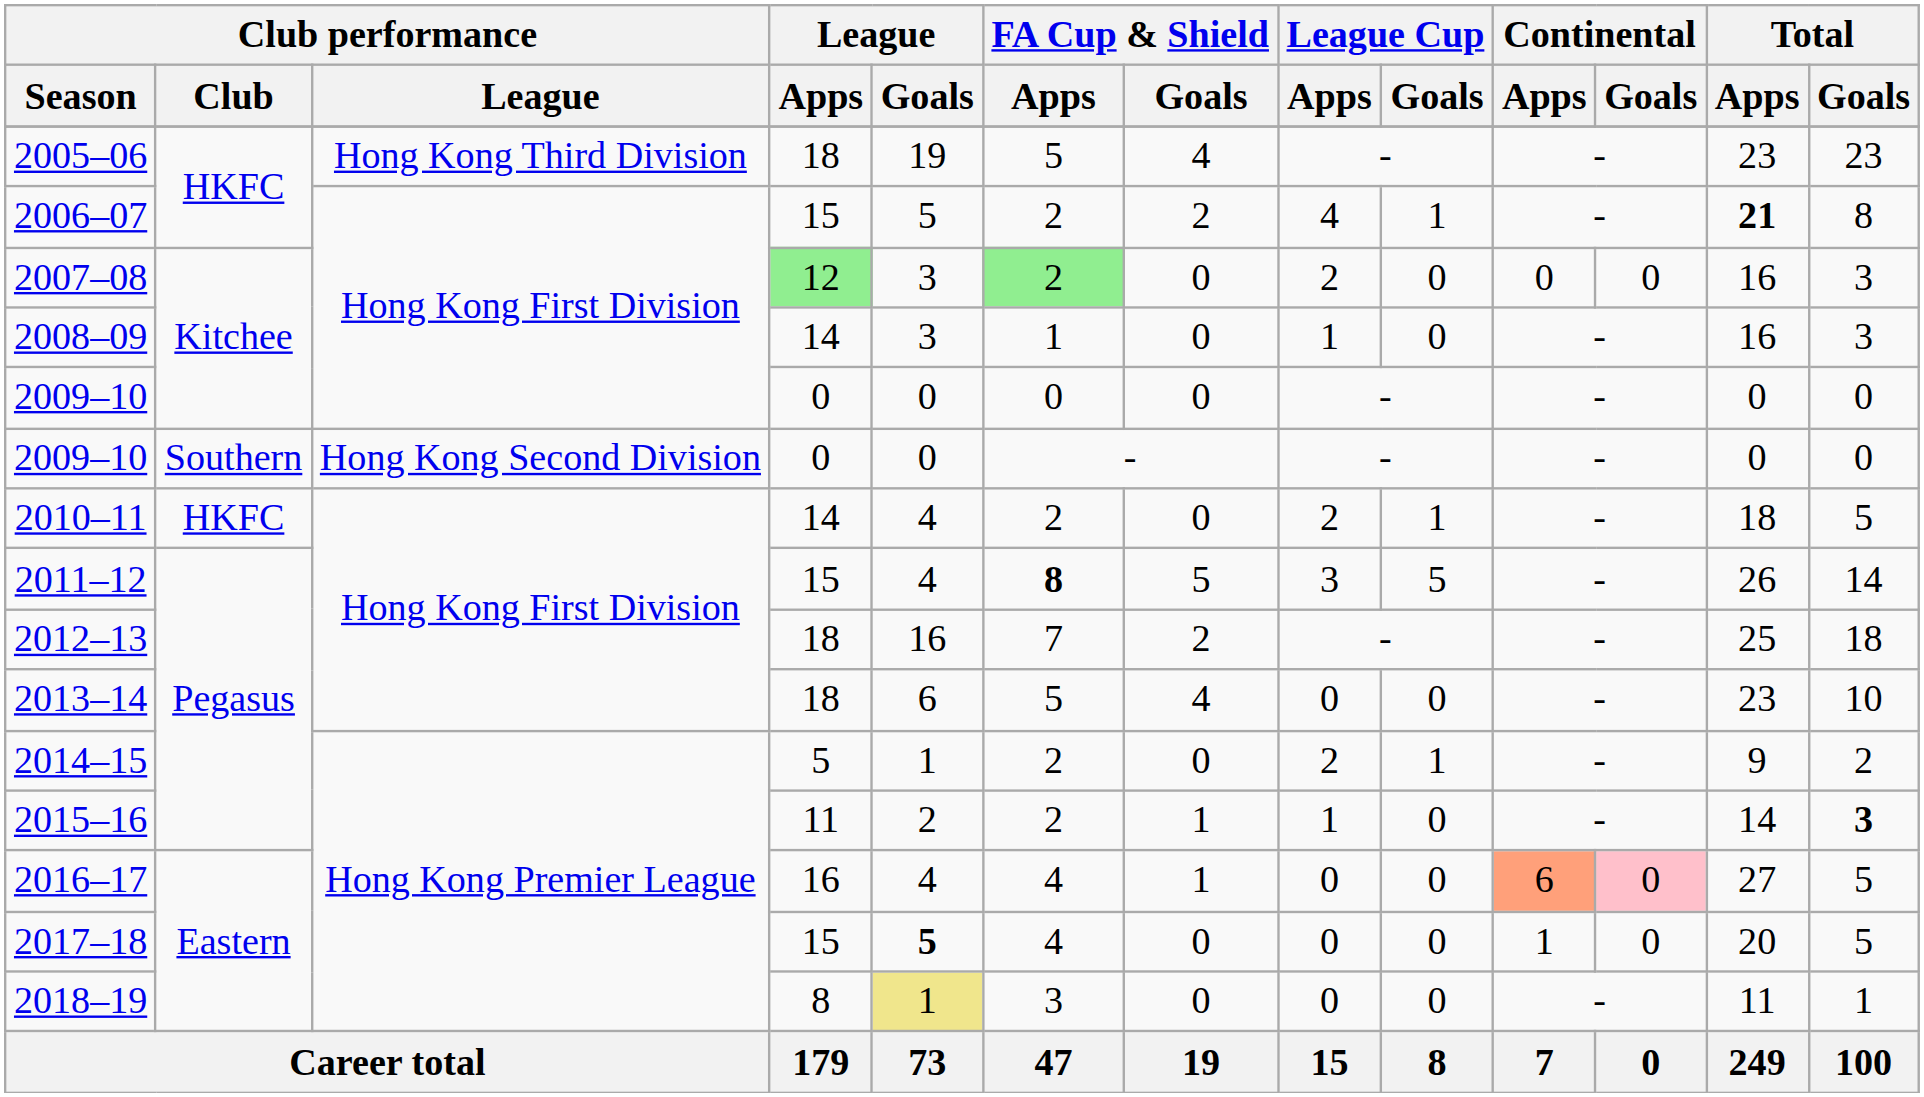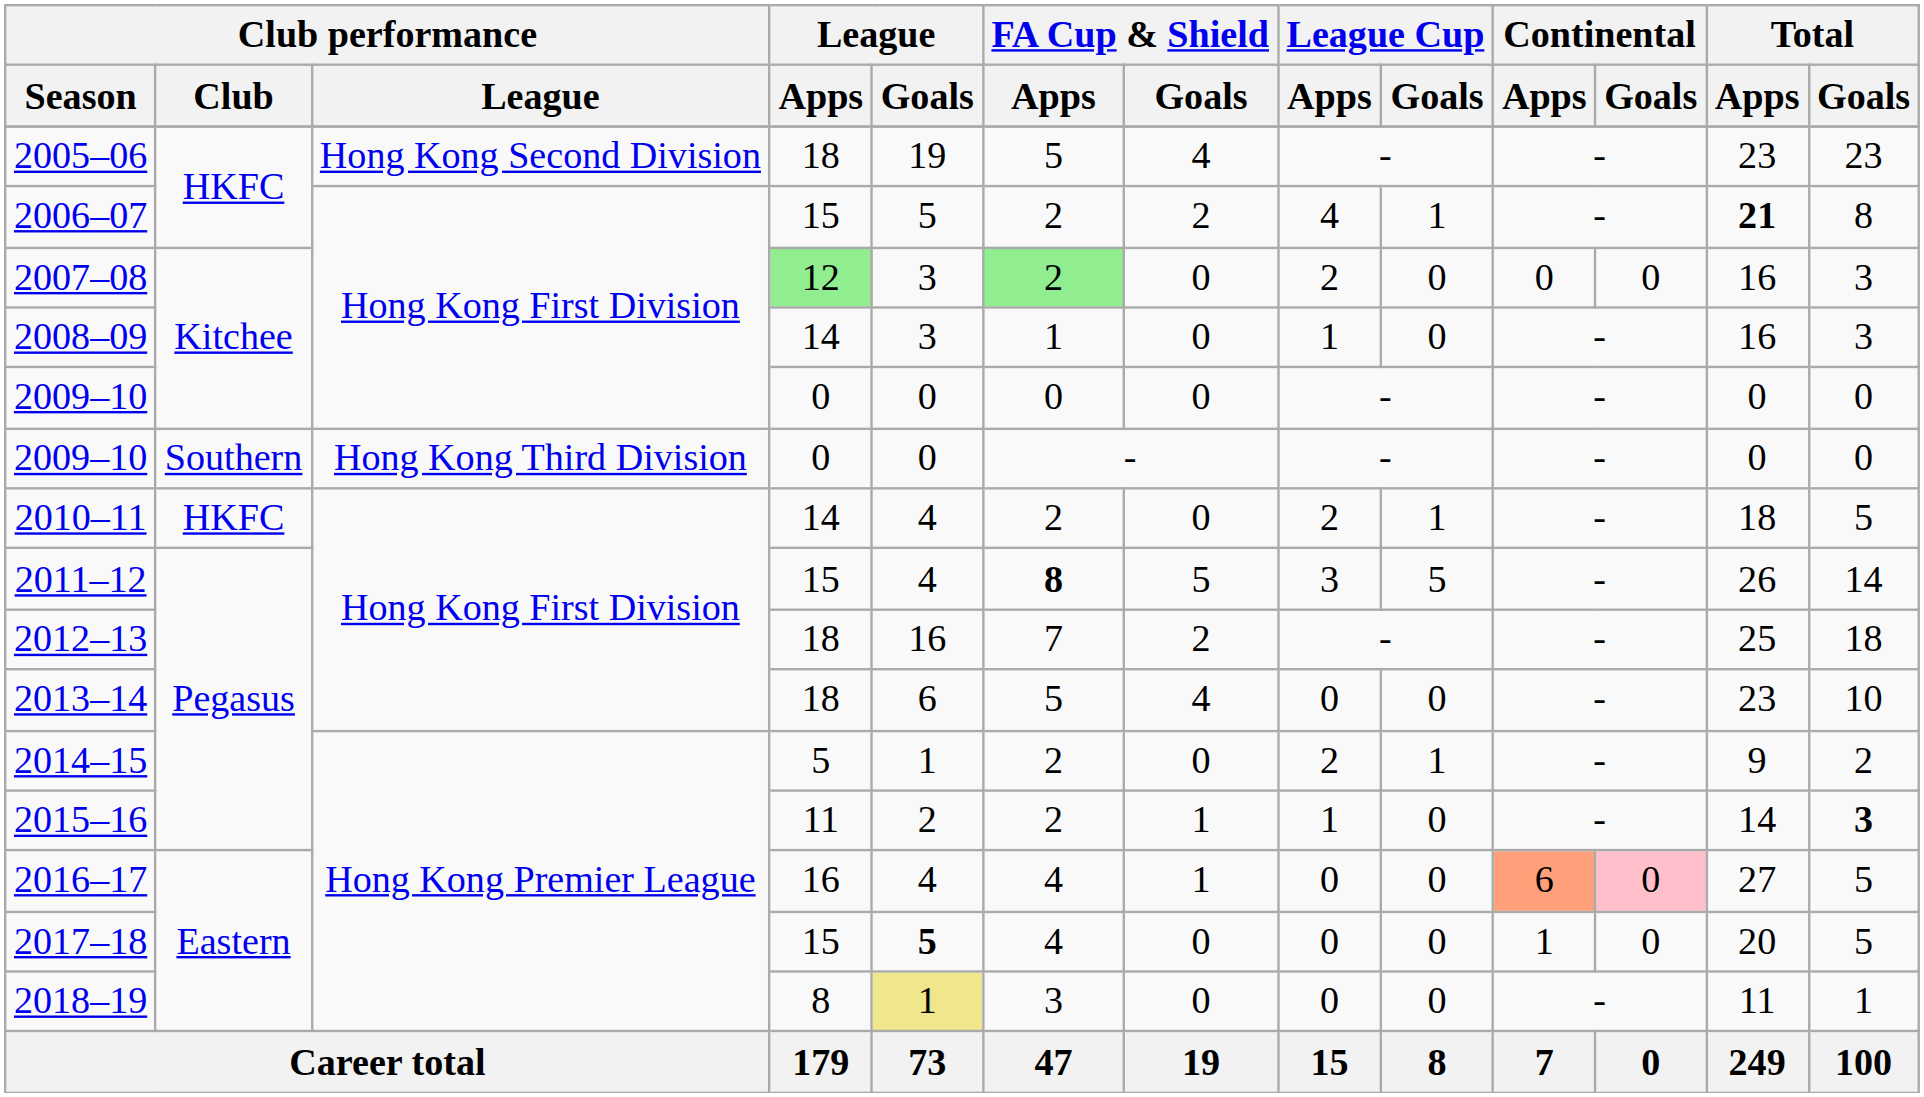(540, 155) Hong Kong Third Division -> (540, 155) Hong Kong Second Division
(540, 457) Hong Kong Second Division -> (540, 457) Hong Kong Third Division
